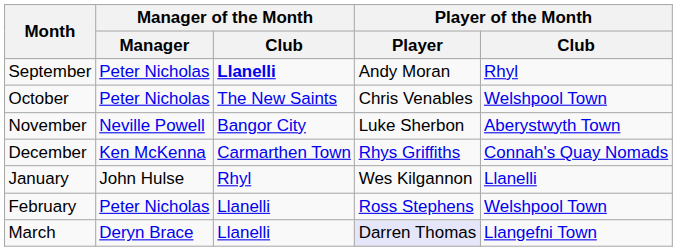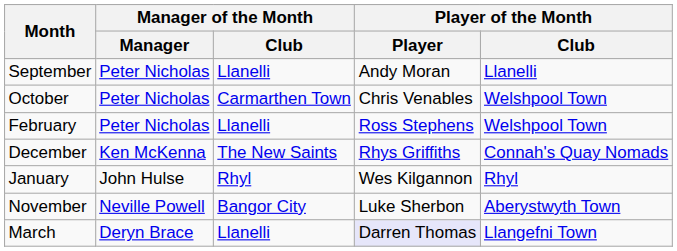(247, 71) bold -> (244, 71) normal
(501, 71) Rhyl -> (510, 71) Llanelli
(277, 98) The New Saints -> (284, 98) Carmarthen Town
rows swapped: (48, 125) <-> (42, 206)
(284, 152) Carmarthen Town -> (277, 152) The New Saints
(510, 179) Llanelli -> (501, 179) Rhyl
